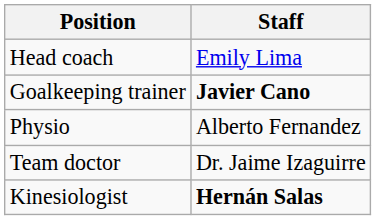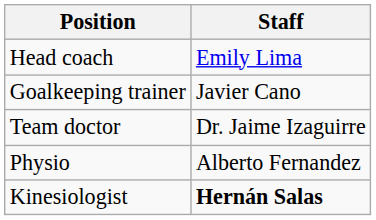(253, 92) bold -> (248, 92) normal
rows swapped: (65, 162) <-> (40, 127)
